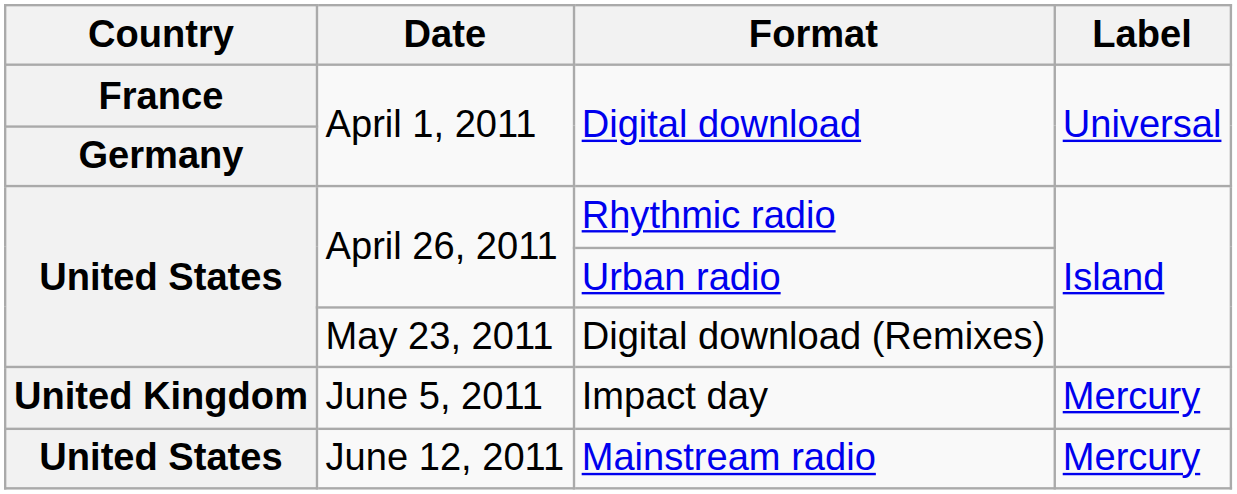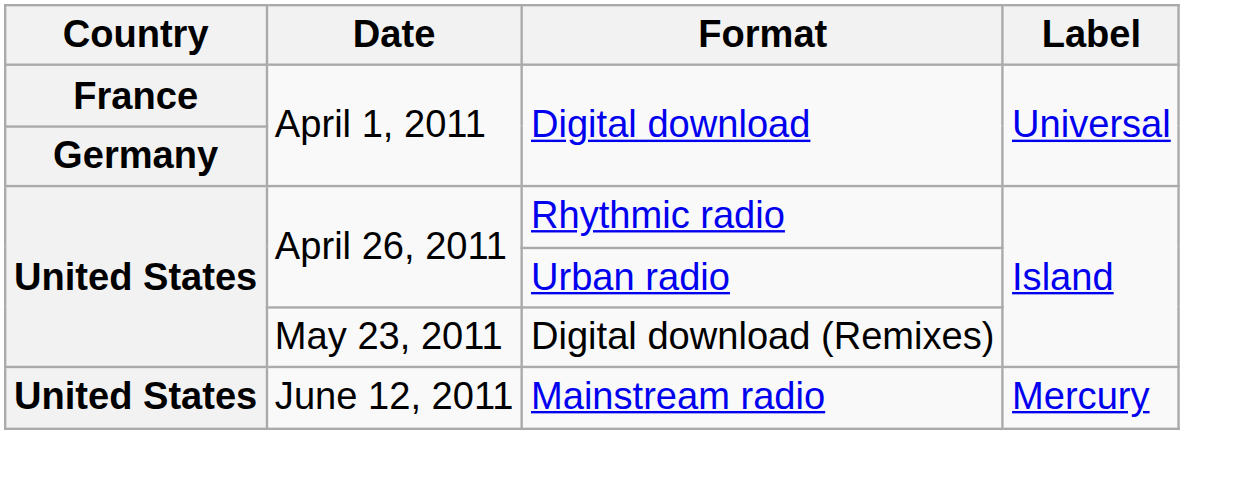- row: (434, 397)
